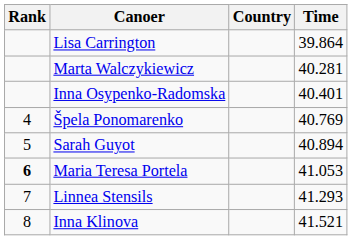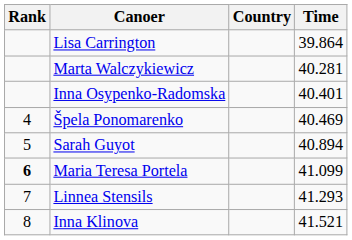(321, 119) 40.769 -> (321, 119) 40.469
(321, 171) 41.053 -> (321, 171) 41.099
